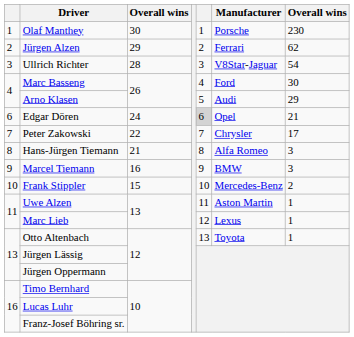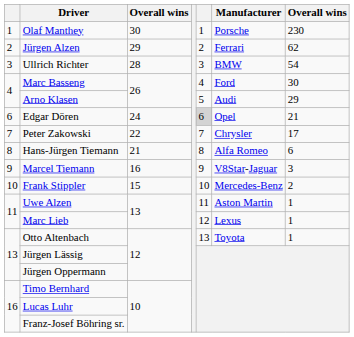(246, 64) V8Star-Jaguar -> (228, 64) BMW
(290, 151) 3 -> (290, 151) 6
(228, 168) BMW -> (246, 168) V8Star-Jaguar
